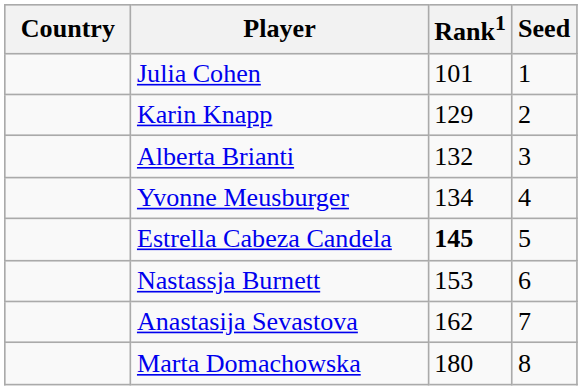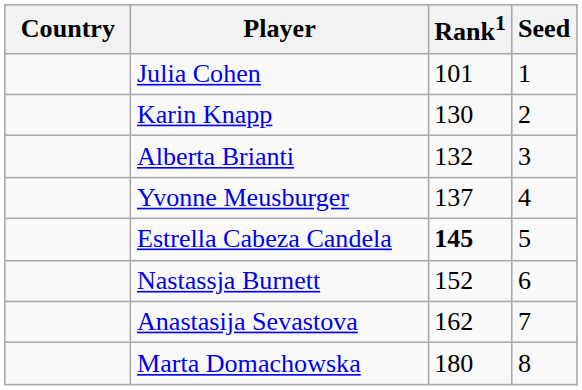(454, 114) 129 -> (454, 114) 130
(454, 197) 134 -> (454, 197) 137
(454, 280) 153 -> (454, 280) 152
